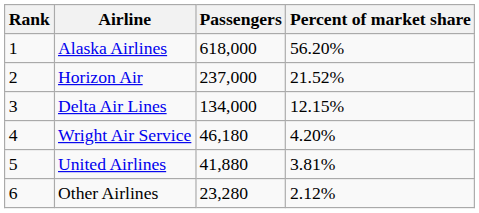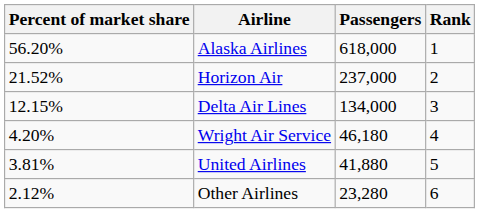columns swapped: (29, 19) <-> (380, 19)
